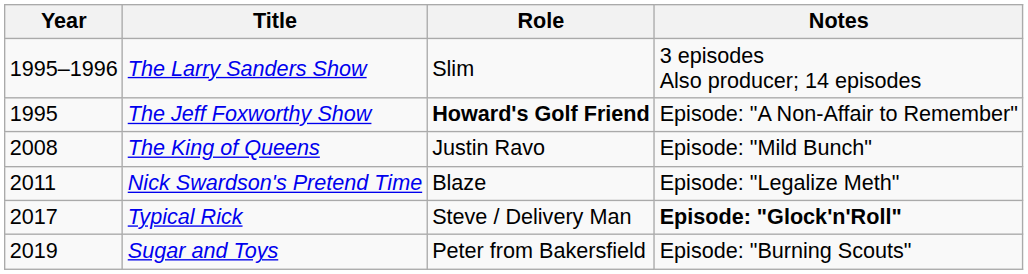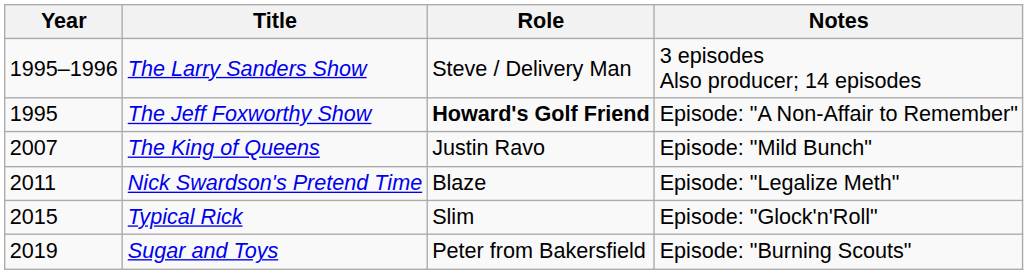(453, 68) Slim -> (532, 68) Steve / Delivery Man
(34, 148) 2008 -> (34, 148) 2007
(34, 217) 2017 -> (34, 217) 2015
(532, 217) Steve / Delivery Man -> (453, 217) Slim
(781, 217) bold -> (769, 217) normal
